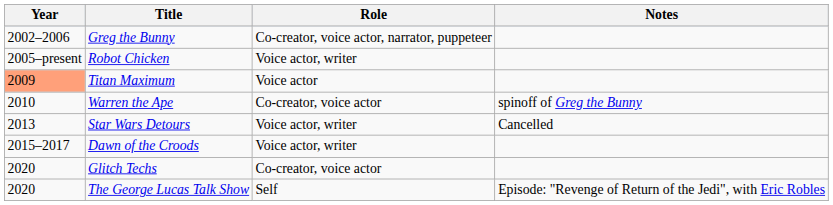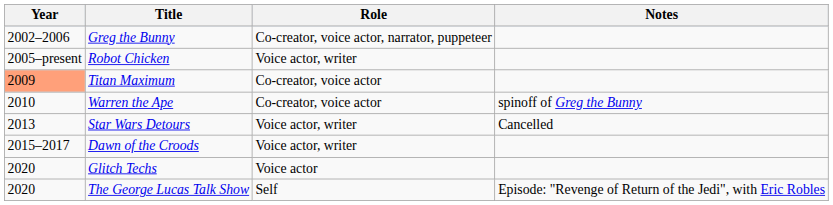(286, 80) Voice actor -> (318, 80) Co-creator, voice actor
(318, 168) Co-creator, voice actor -> (286, 168) Voice actor
